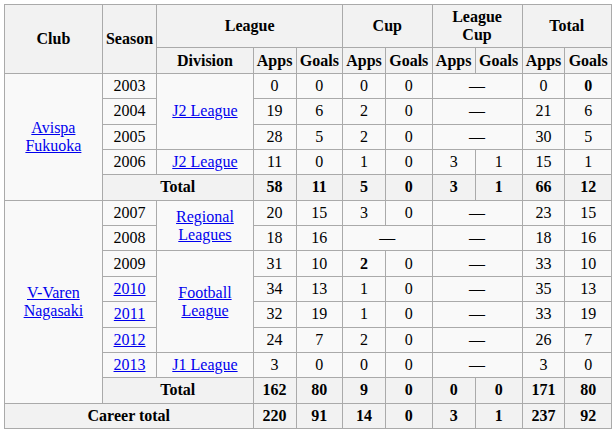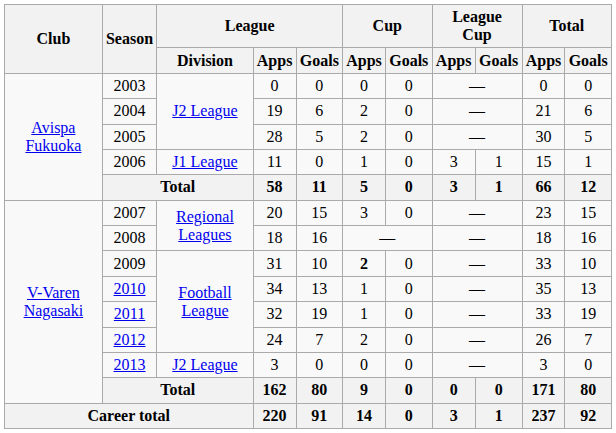(588, 85) bold -> (588, 85) normal
(205, 162) J2 League -> (205, 162) J1 League
(205, 365) J1 League -> (205, 365) J2 League
